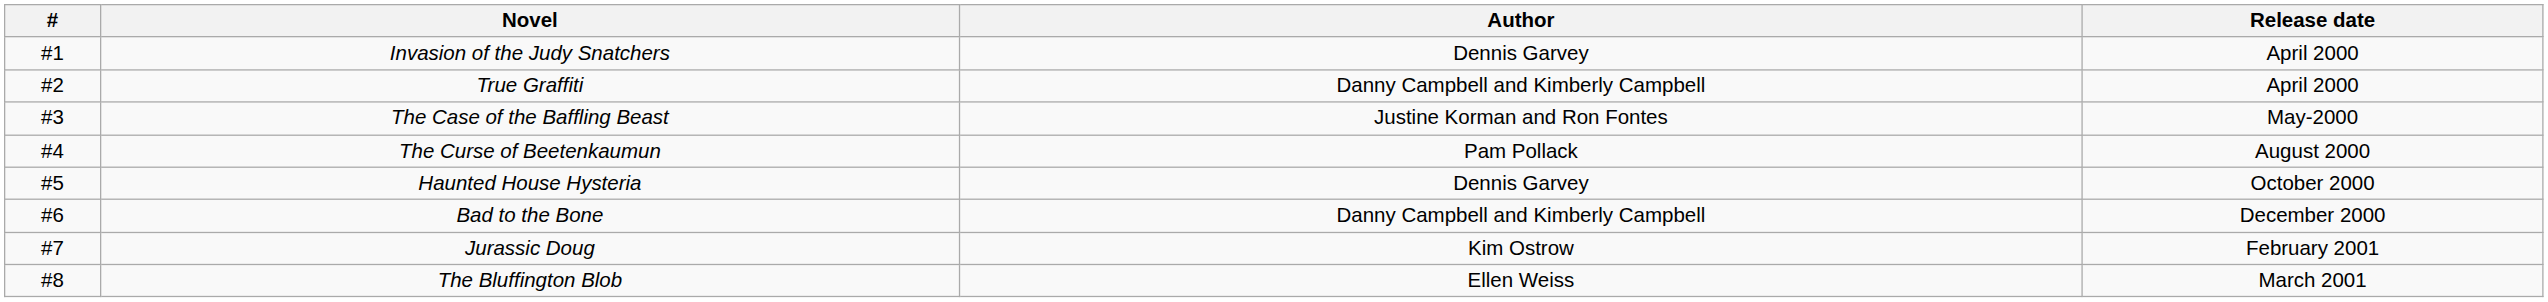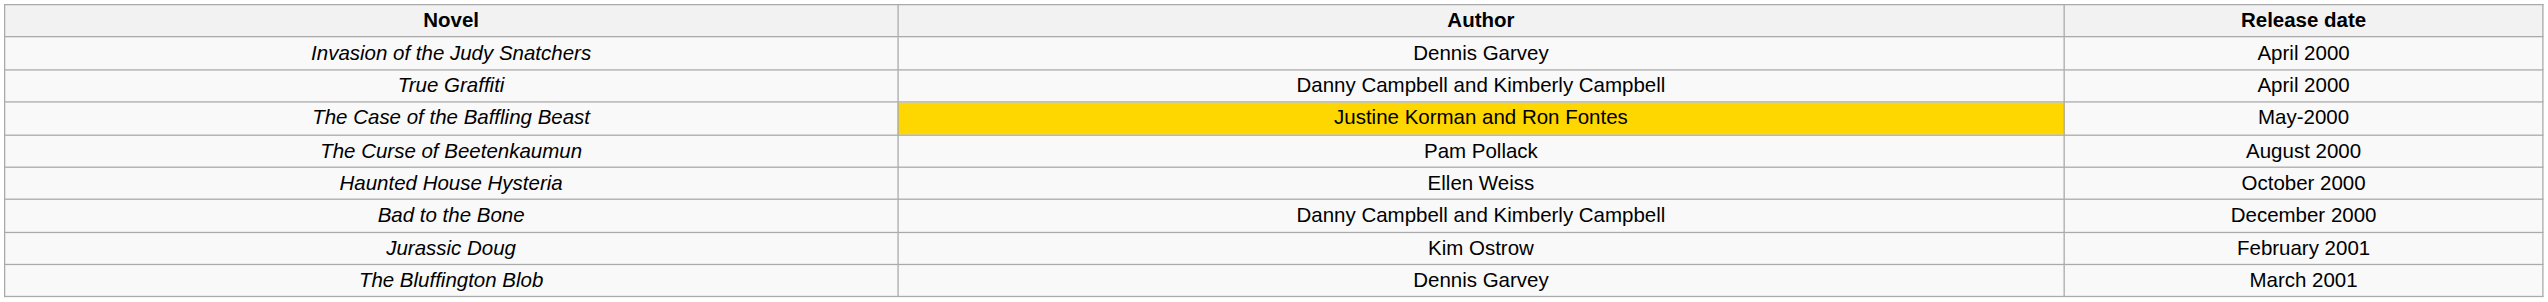- column: (52, 20)
(1521, 118) no background -> (1481, 118) gold background
(1521, 183) Dennis Garvey -> (1481, 183) Ellen Weiss
(1521, 280) Ellen Weiss -> (1481, 280) Dennis Garvey
